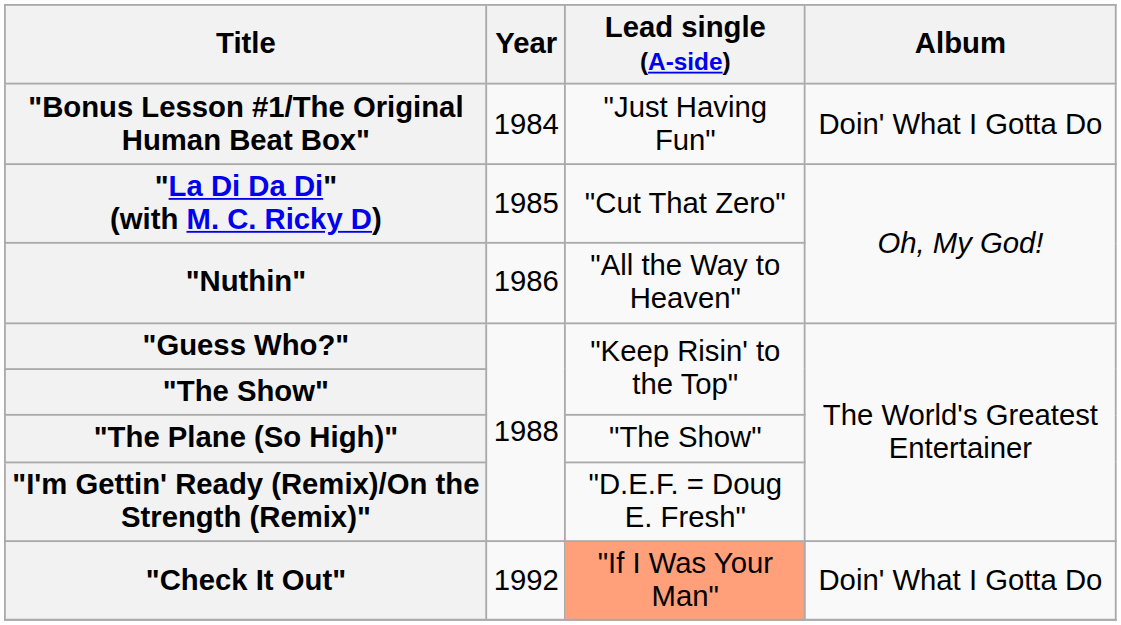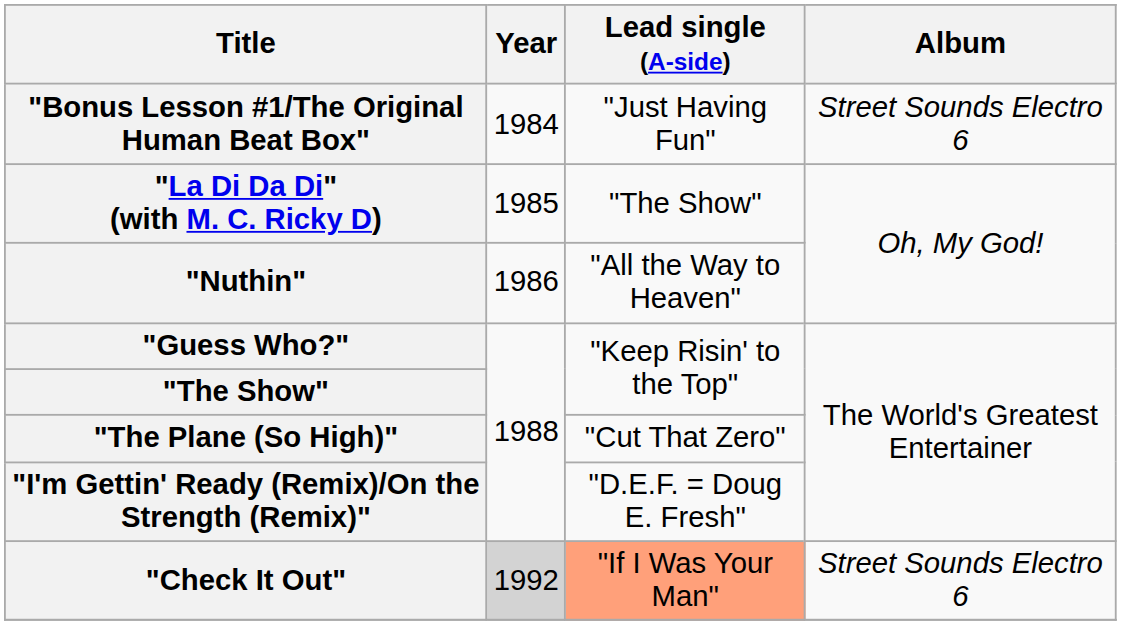(960, 123) Doin' What I Gotta Do -> (960, 123) Street Sounds Electro 6
(685, 202) "Cut That Zero" -> (685, 202) "The Show"
(685, 438) "The Show" -> (685, 438) "Cut That Zero"
(526, 580) no background -> (526, 580) lightgrey background
(960, 580) Doin' What I Gotta Do -> (960, 580) Street Sounds Electro 6
